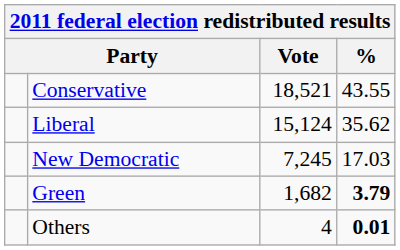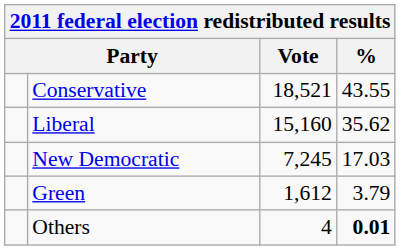(302, 124) 15,124 -> (302, 124) 15,160
(308, 192) 1,682 -> (308, 192) 1,612
(372, 192) bold -> (372, 192) normal
